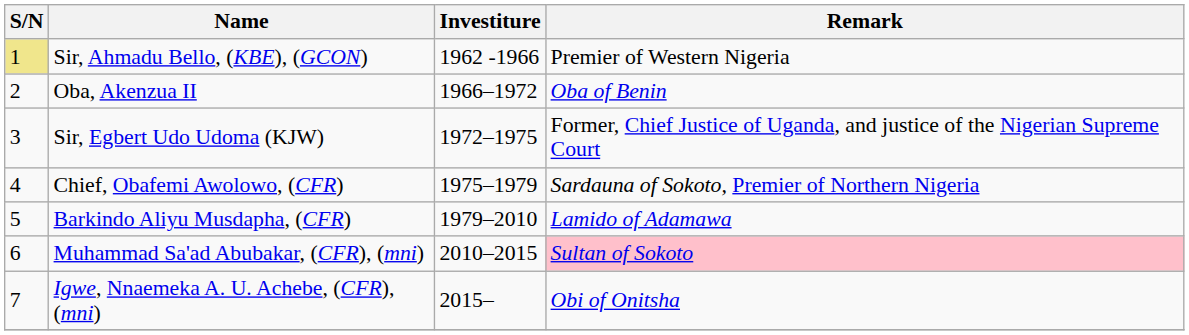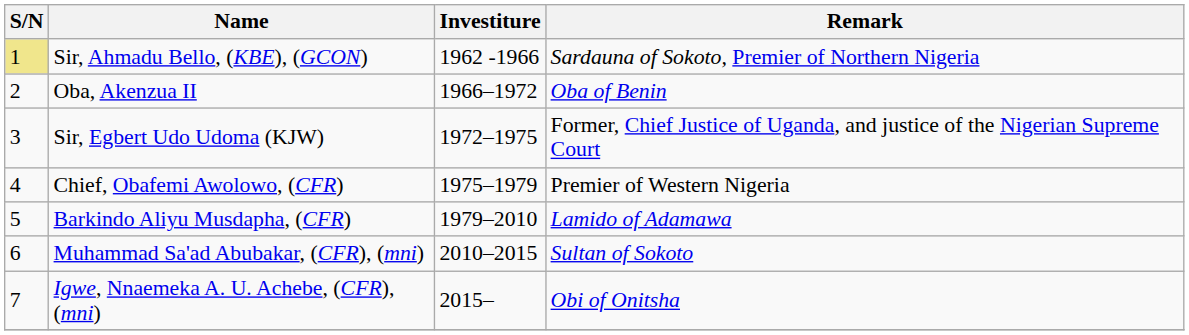(670, 56) Premier of Western Nigeria -> (765, 56) Sardauna of Sokoto, Premier of Northern Nigeria
(765, 184) Sardauna of Sokoto, Premier of Northern Nigeria -> (670, 184) Premier of Western Nigeria
(622, 253) pink background -> (622, 253) no background
